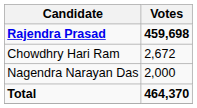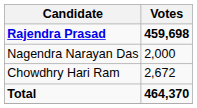rows swapped: (63, 53) <-> (73, 73)
